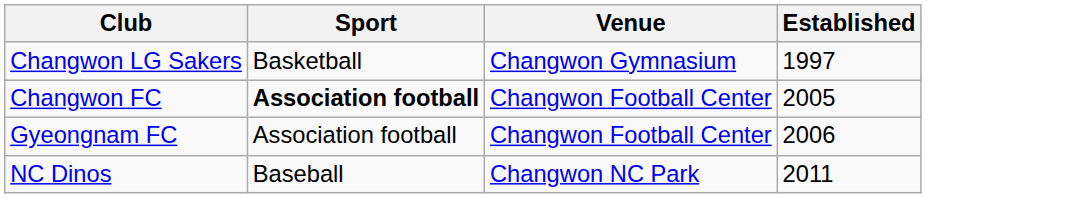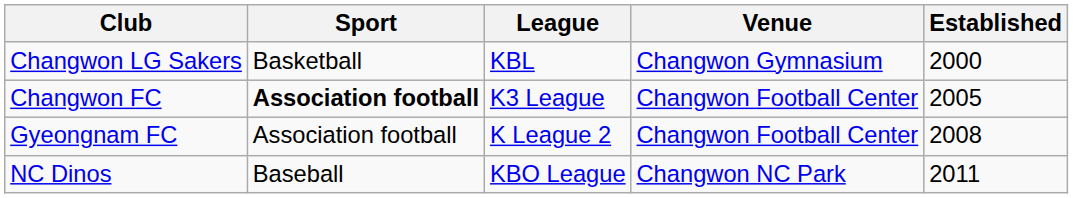+ column: (558, 23)
(809, 60) 1997 -> (955, 60) 2000
(809, 135) 2006 -> (955, 135) 2008
